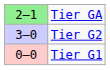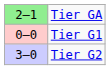rows swapped: (77, 54) <-> (77, 34)
